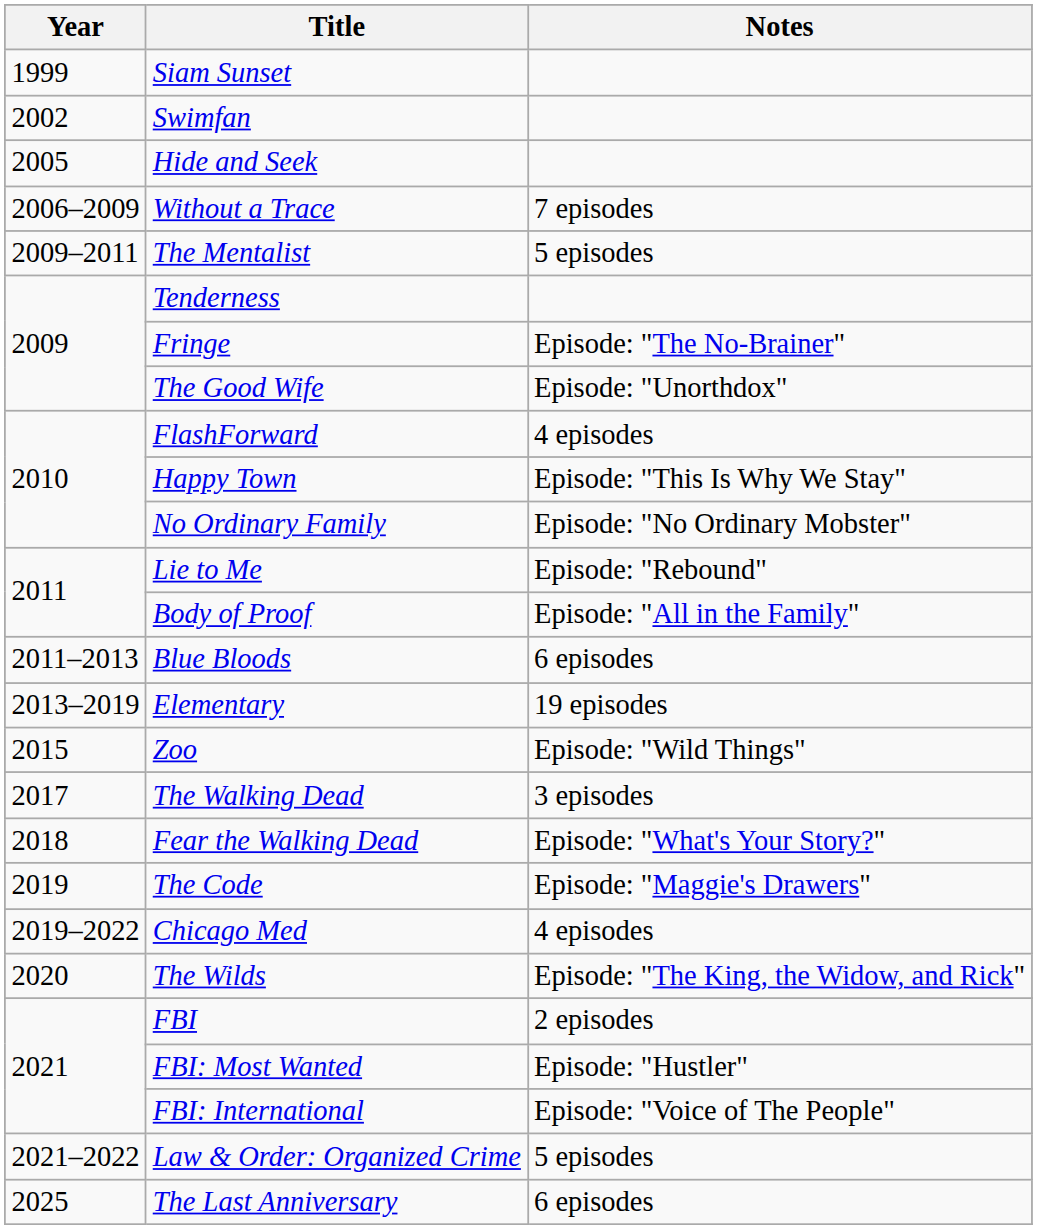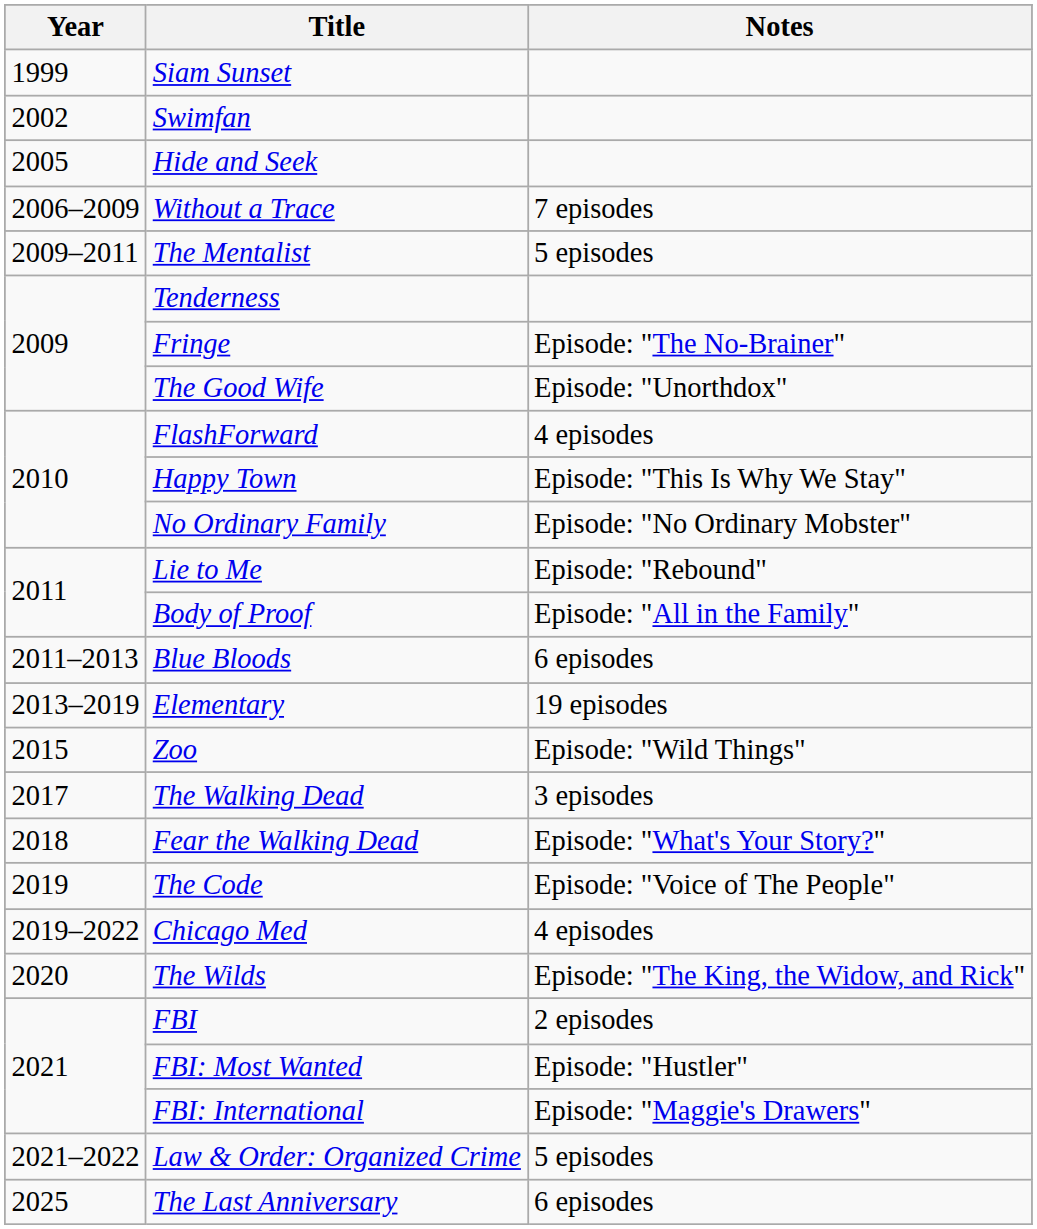(702, 885) Episode: "Maggie's Drawers" -> (714, 885) Episode: "Voice of The People"
(714, 1111) Episode: "Voice of The People" -> (702, 1111) Episode: "Maggie's Drawers"
